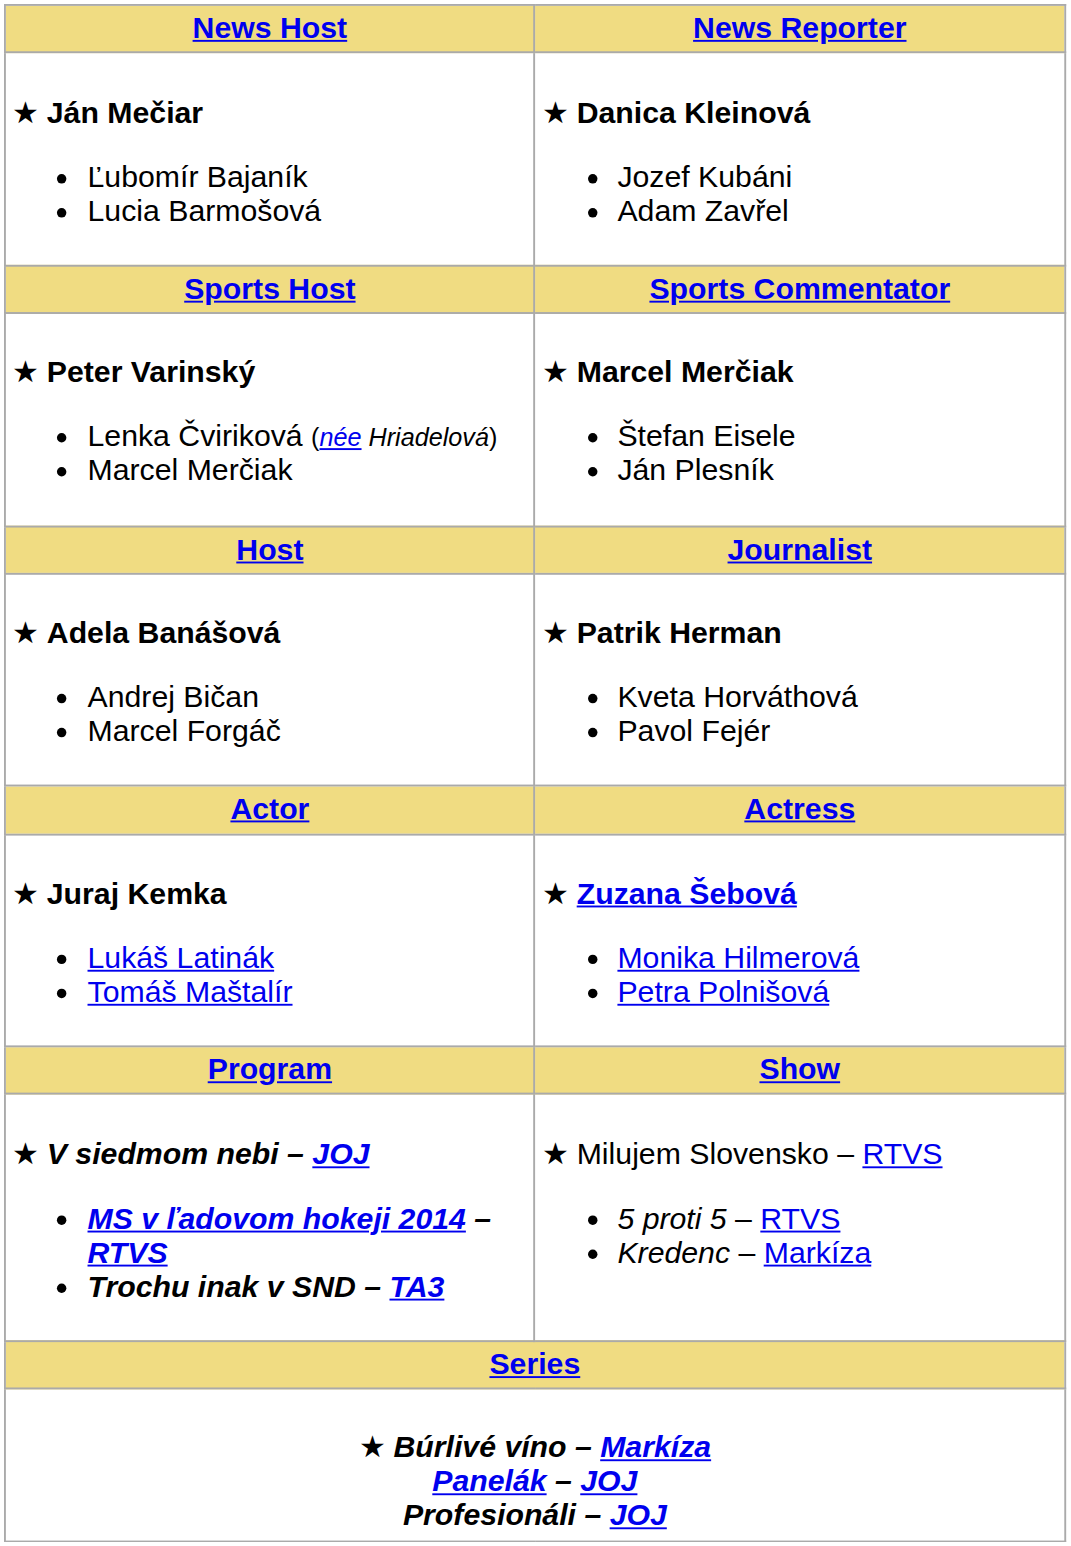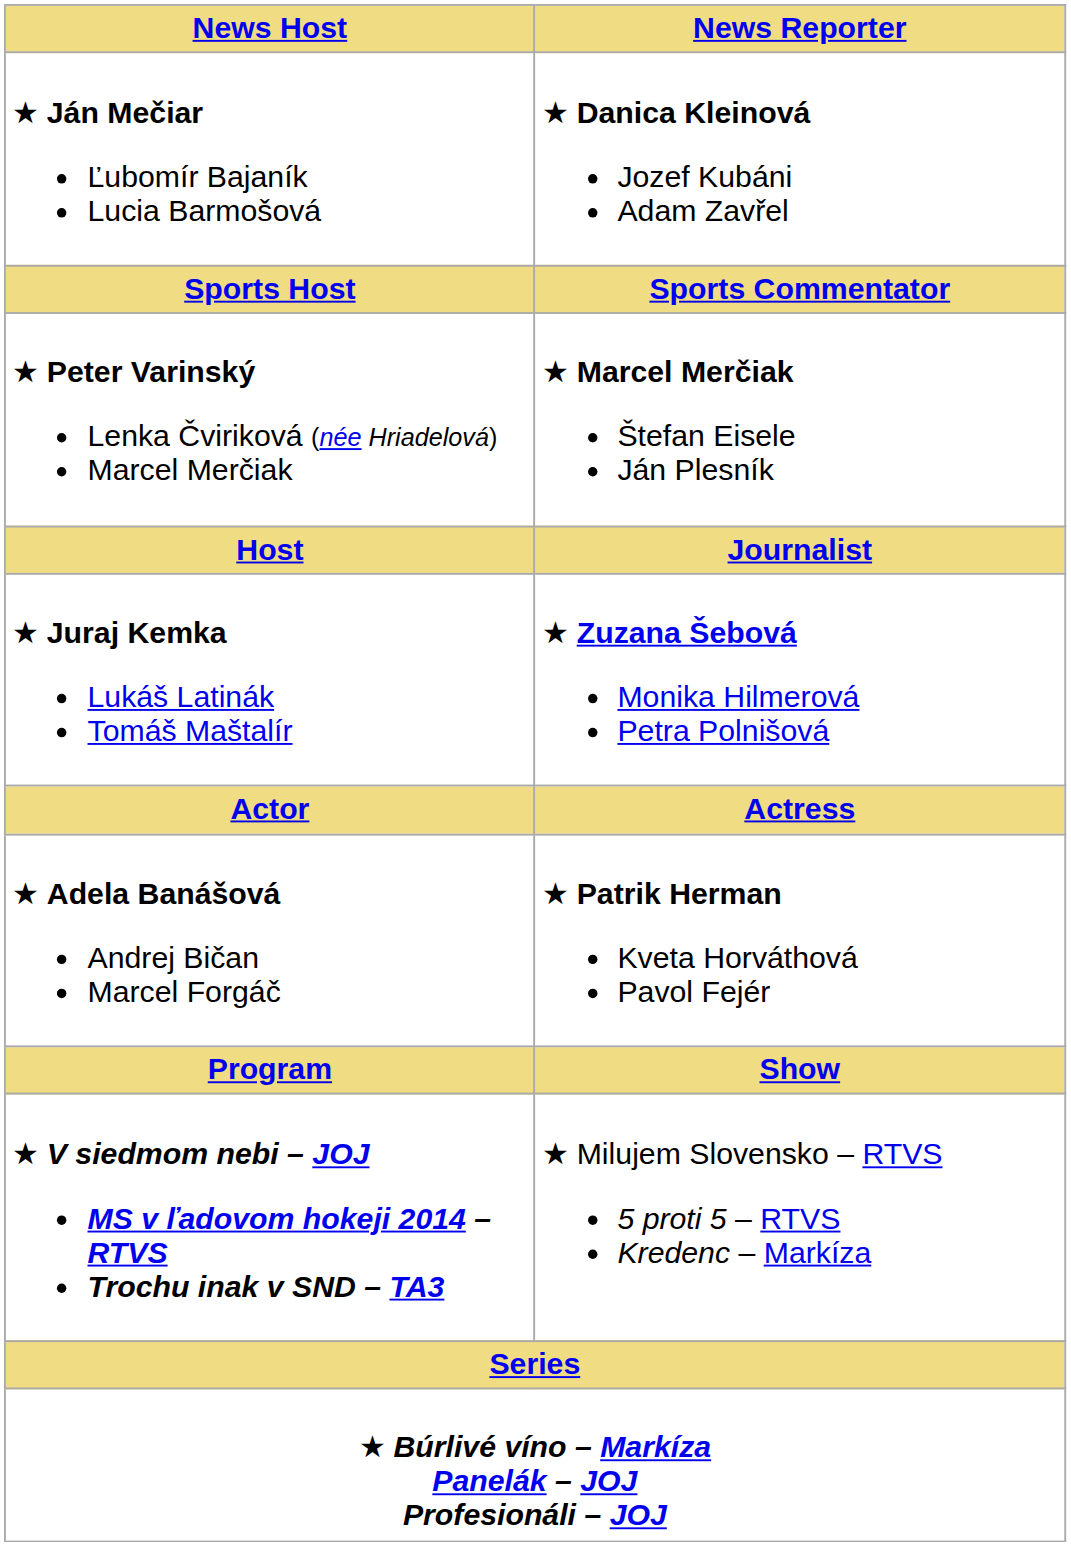rows swapped: (270, 683) <-> (270, 943)
